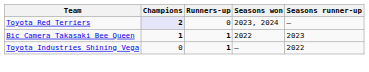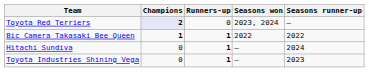(295, 35) 2023 -> (295, 35) 2022
+ row: (39, 48)
(295, 48) 2022 -> (295, 60) 2023
